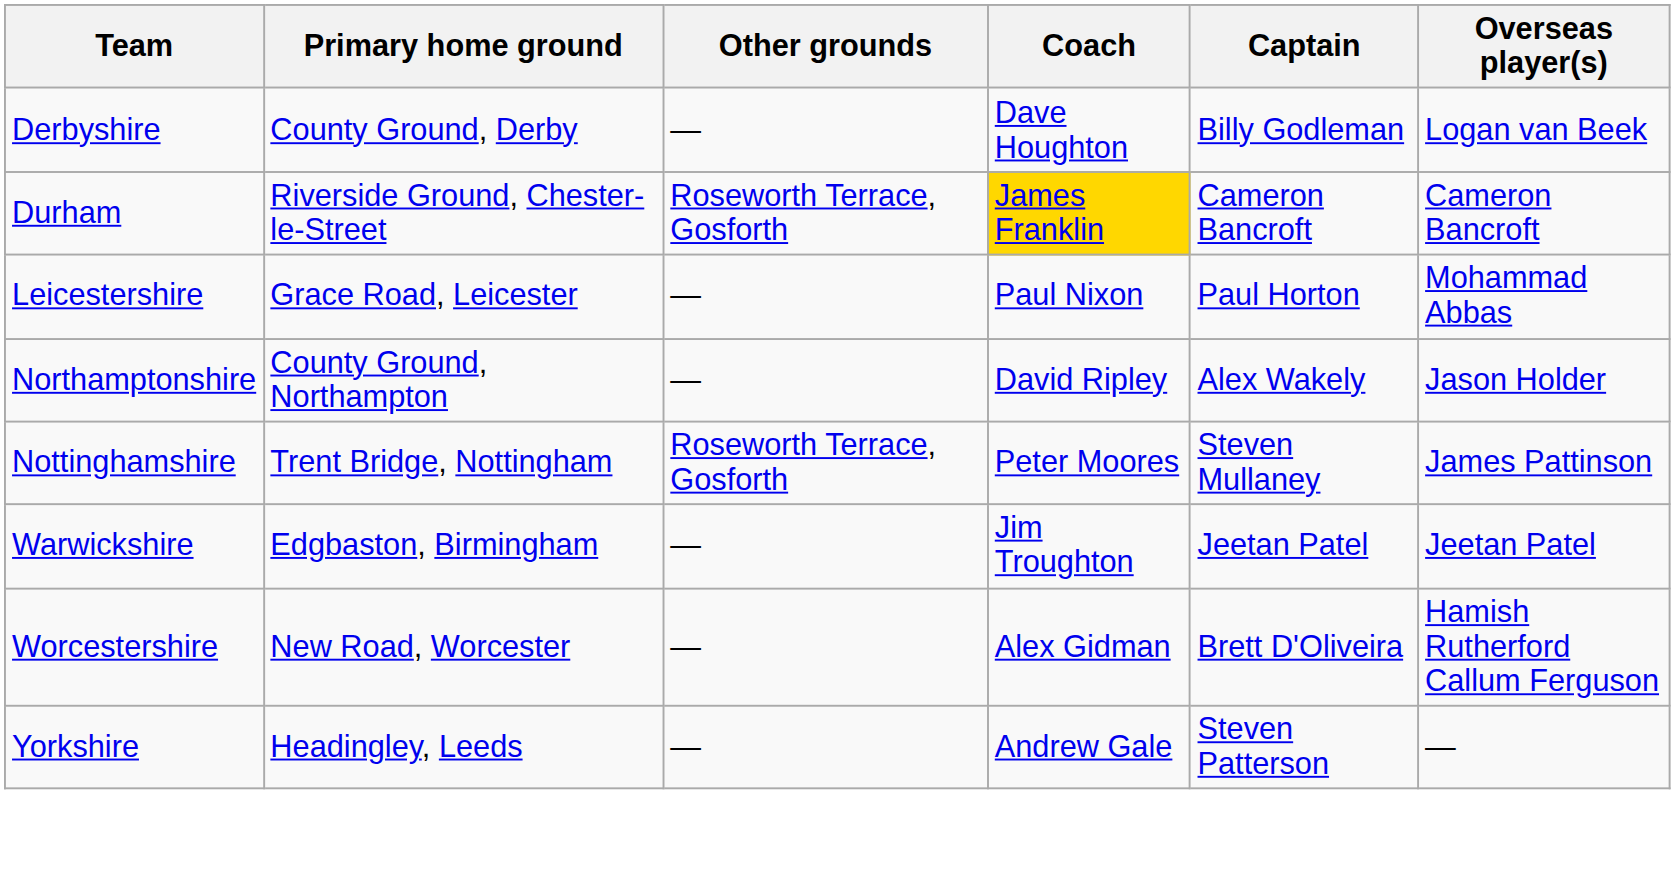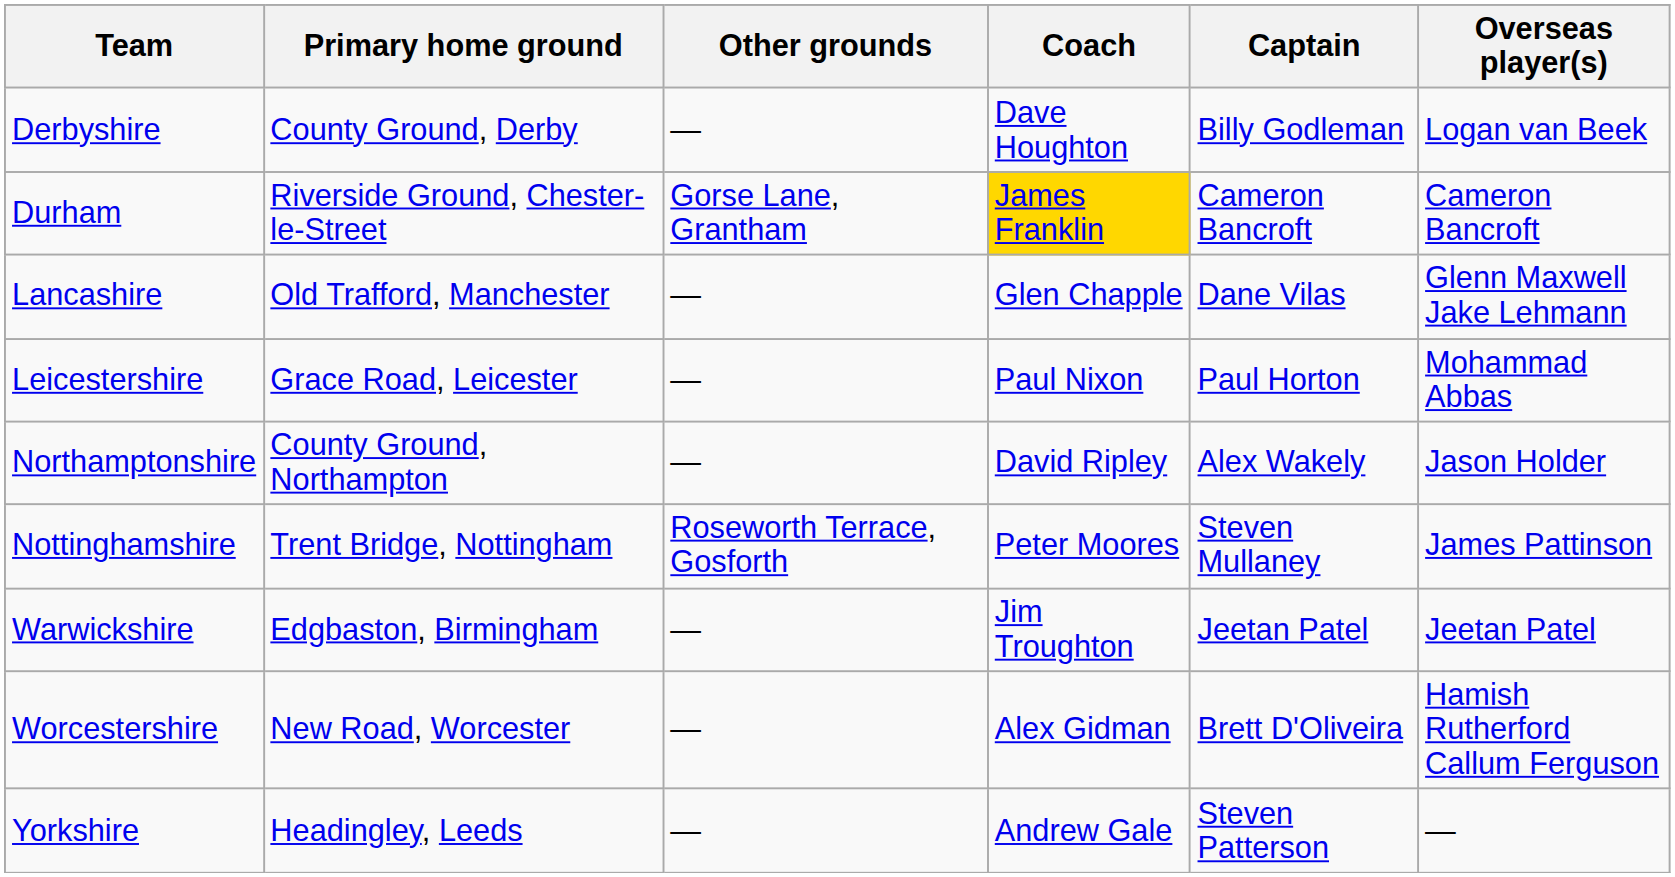(803, 212) Roseworth Terrace, Gosforth -> (755, 212) Gorse Lane, Grantham
+ row: (87, 295)
